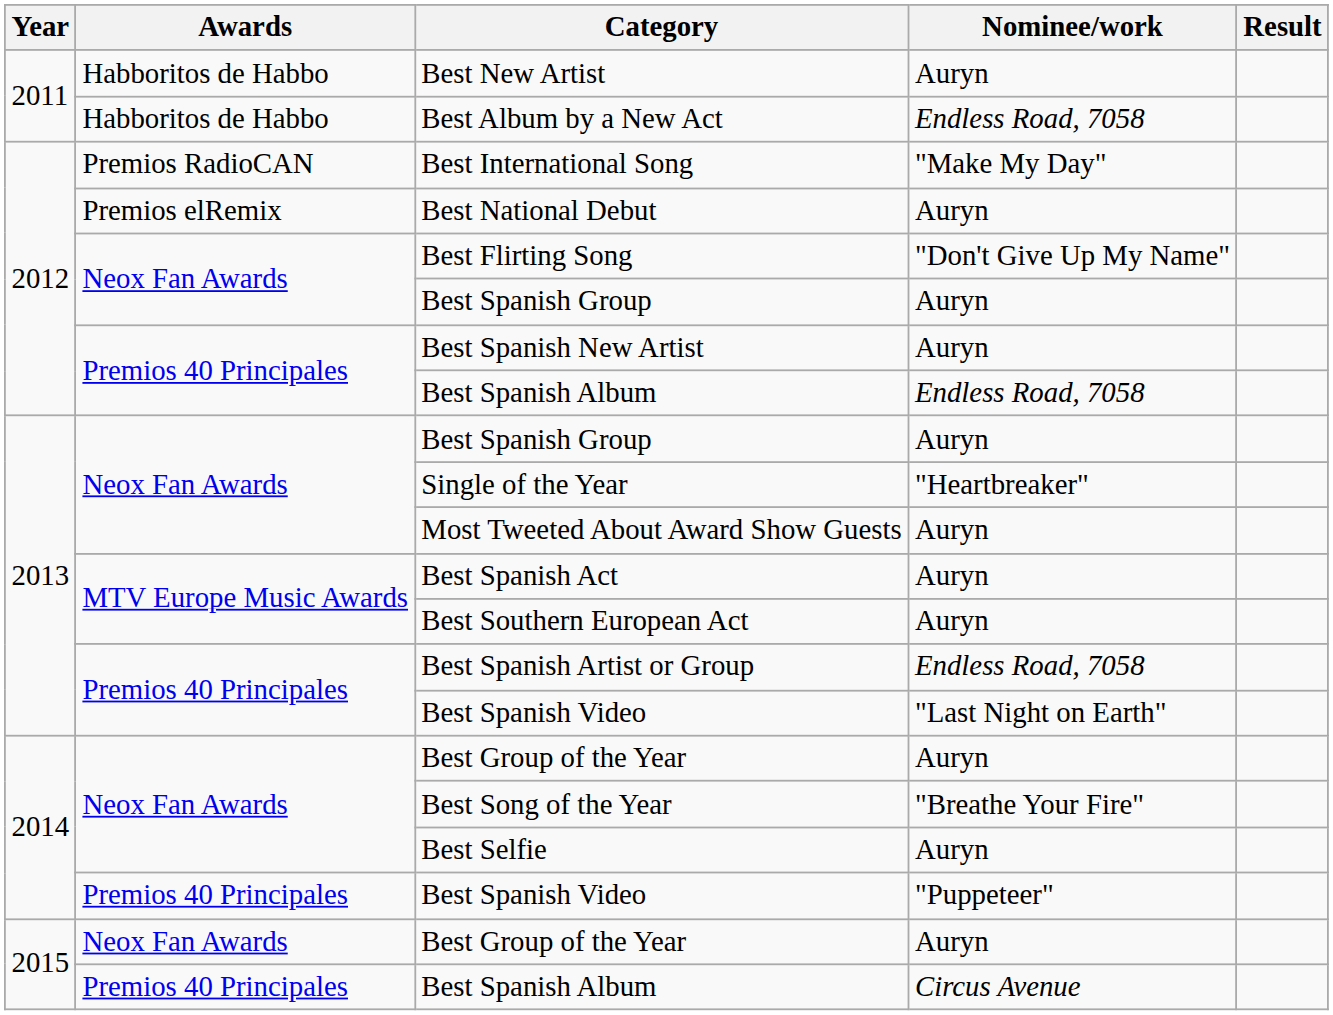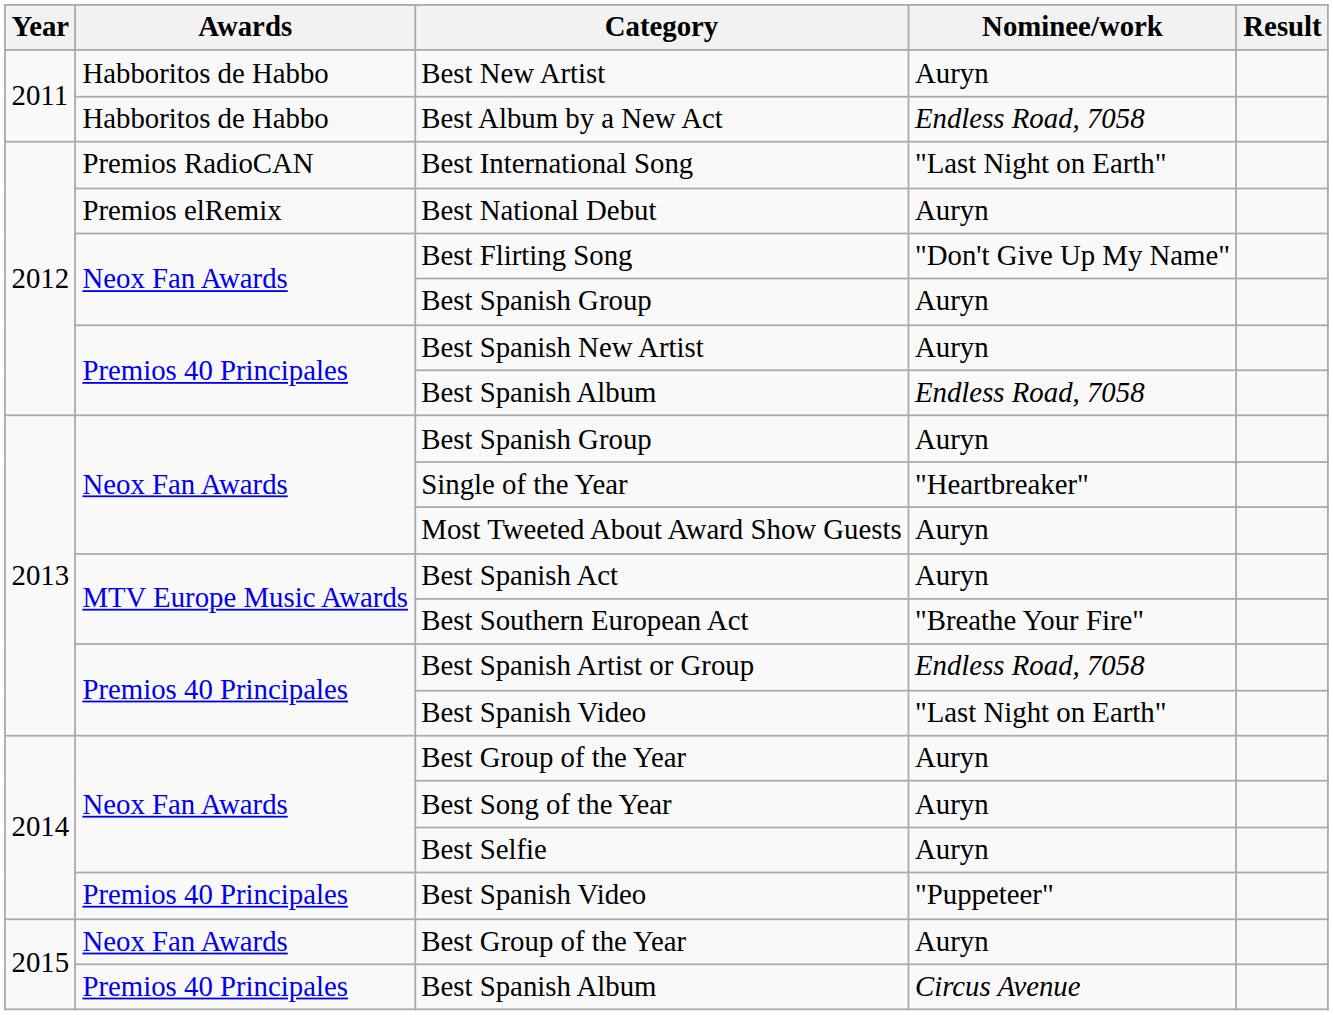(1011, 164) "Make My Day" -> (1041, 164) "Last Night on Earth"
(952, 621) Auryn -> (1030, 621) "Breathe Your Fire"
(1030, 803) "Breathe Your Fire" -> (952, 803) Auryn
